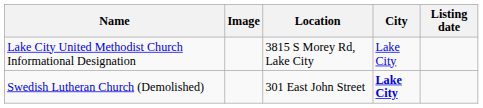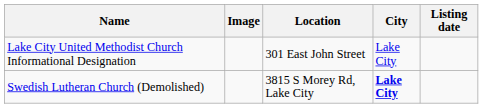(310, 53) 3815 S Morey Rd, Lake City -> (315, 53) 301 East John Street
(315, 86) 301 East John Street -> (310, 86) 3815 S Morey Rd, Lake City
